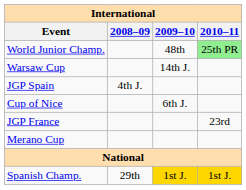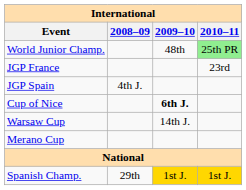rows swapped: (33, 121) <-> (36, 67)
(175, 103) normal -> (175, 103) bold
